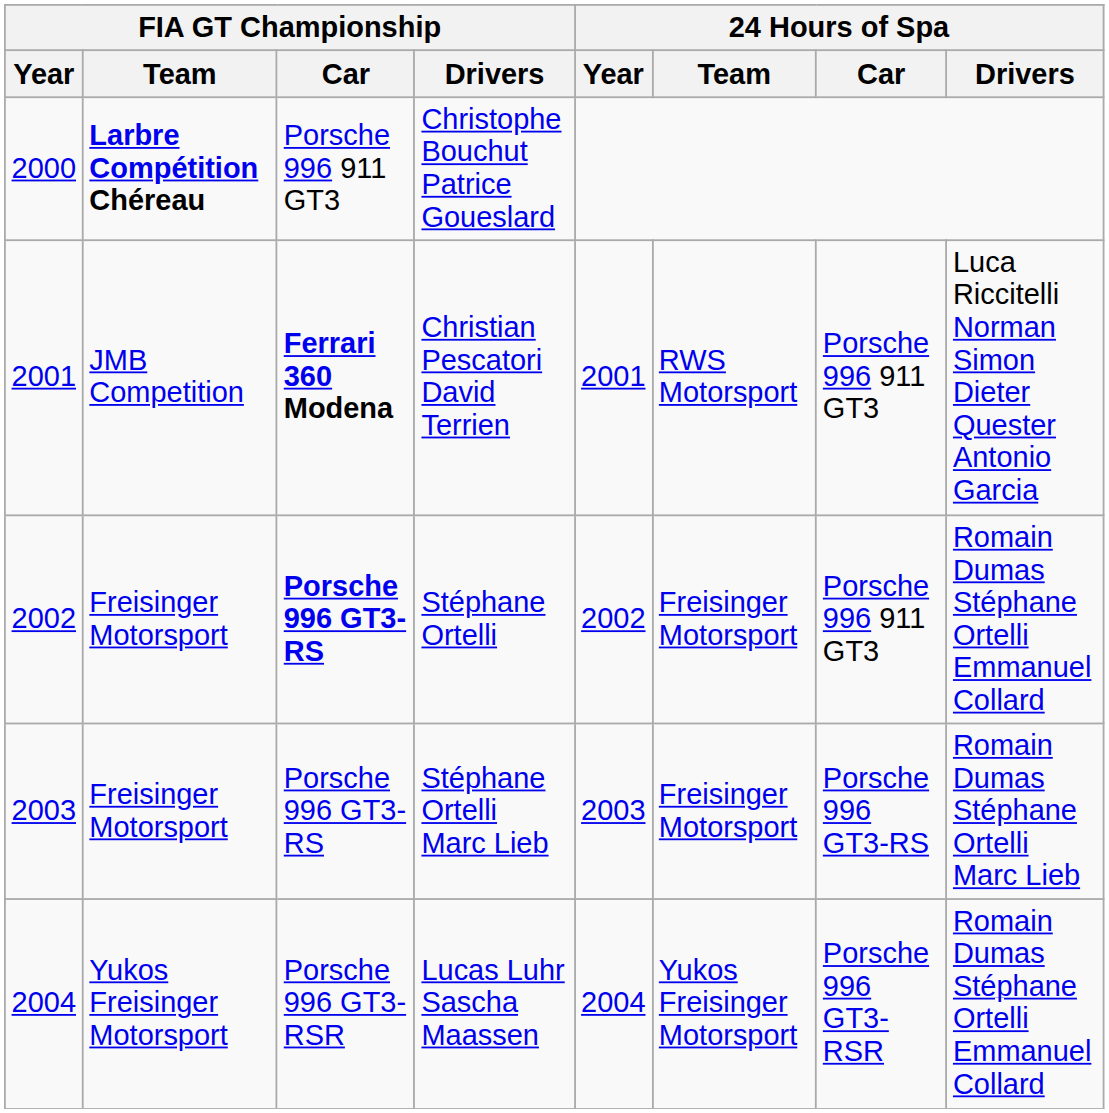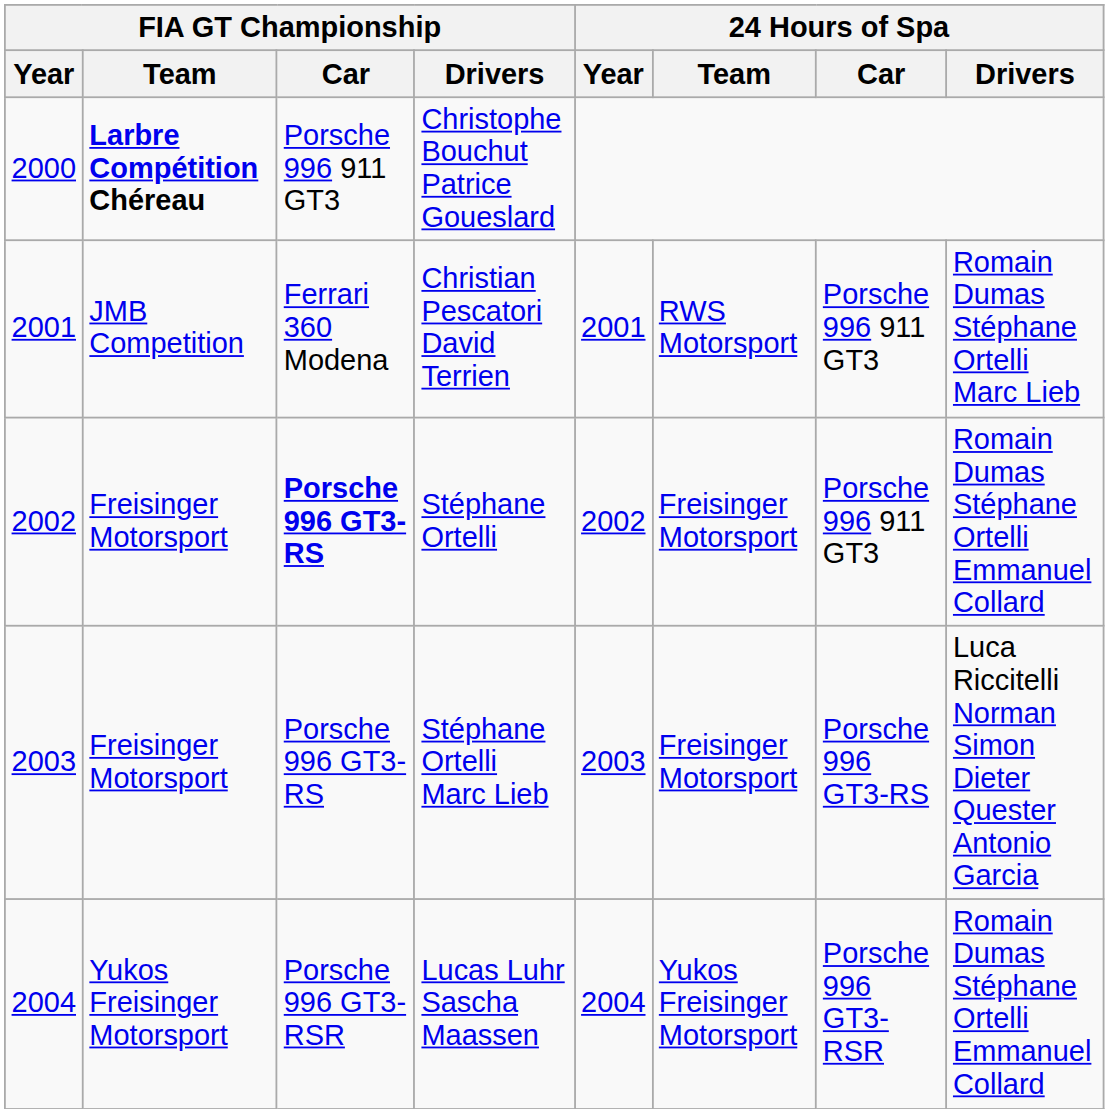(338, 377) bold -> (336, 328) normal
(1006, 377) Luca Riccitelli Norman Simon Dieter Quester Antonio Garcia -> (1017, 328) Romain Dumas Stéphane Ortelli Marc Lieb
(1017, 810) Romain Dumas Stéphane Ortelli Marc Lieb -> (1006, 762) Luca Riccitelli Norman Simon Dieter Quester Antonio Garcia
